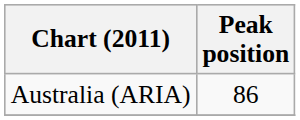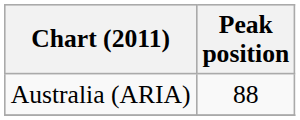(246, 94) 86 -> (246, 94) 88
